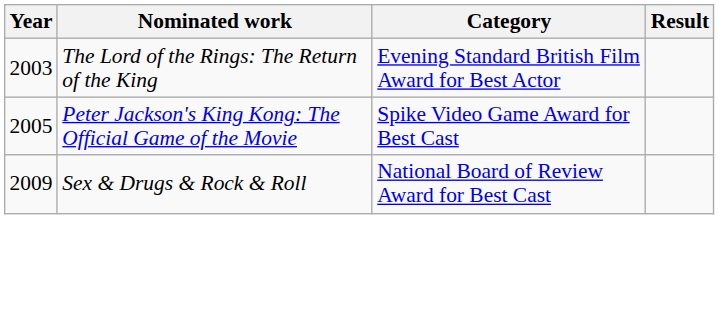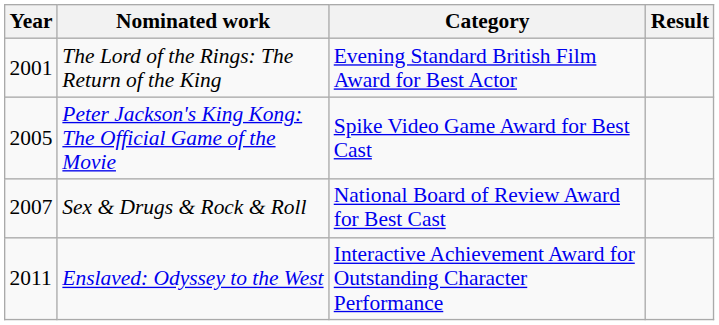(31, 67) 2003 -> (31, 67) 2001
(31, 183) 2009 -> (31, 207) 2007
+ row: (193, 278)
